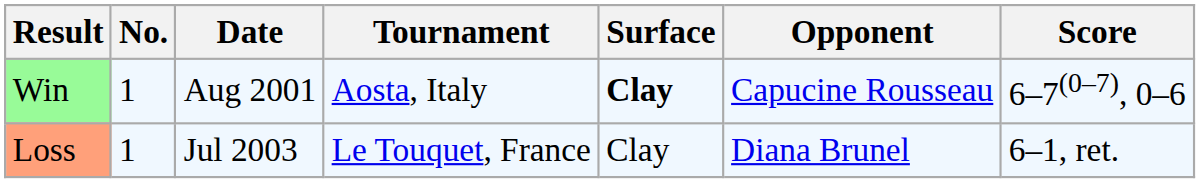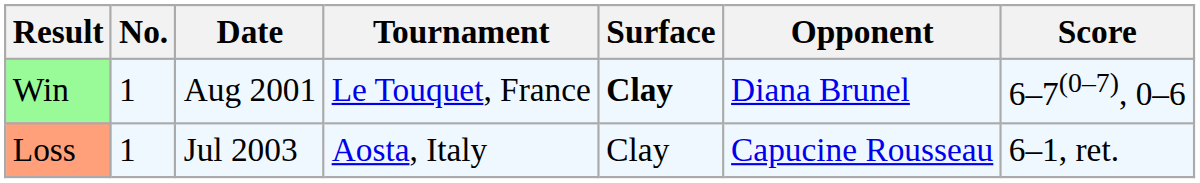(409, 89) Aosta, Italy -> (461, 89) Le Touquet, France
(862, 89) Capucine Rousseau -> (820, 89) Diana Brunel
(461, 148) Le Touquet, France -> (409, 148) Aosta, Italy
(820, 148) Diana Brunel -> (862, 148) Capucine Rousseau
